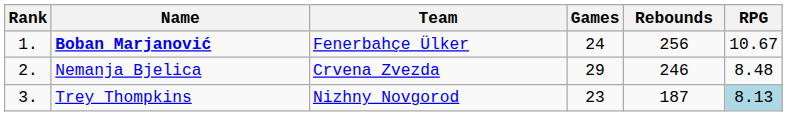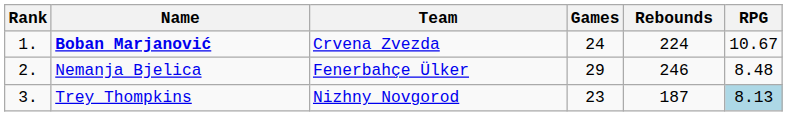(391, 44) Fenerbahçe Ülker -> (376, 44) Crvena Zvezda
(674, 44) 256 -> (674, 44) 224
(376, 71) Crvena Zvezda -> (391, 71) Fenerbahçe Ülker
